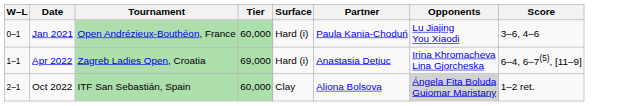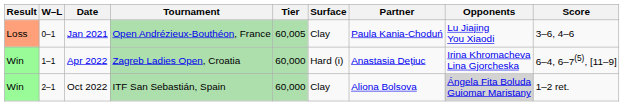+ column: (22, 12)
(256, 33) 60,000 -> (290, 33) 60,005
(292, 33) Hard (i) -> (320, 33) Clay
(256, 60) 69,000 -> (290, 60) 60,000
